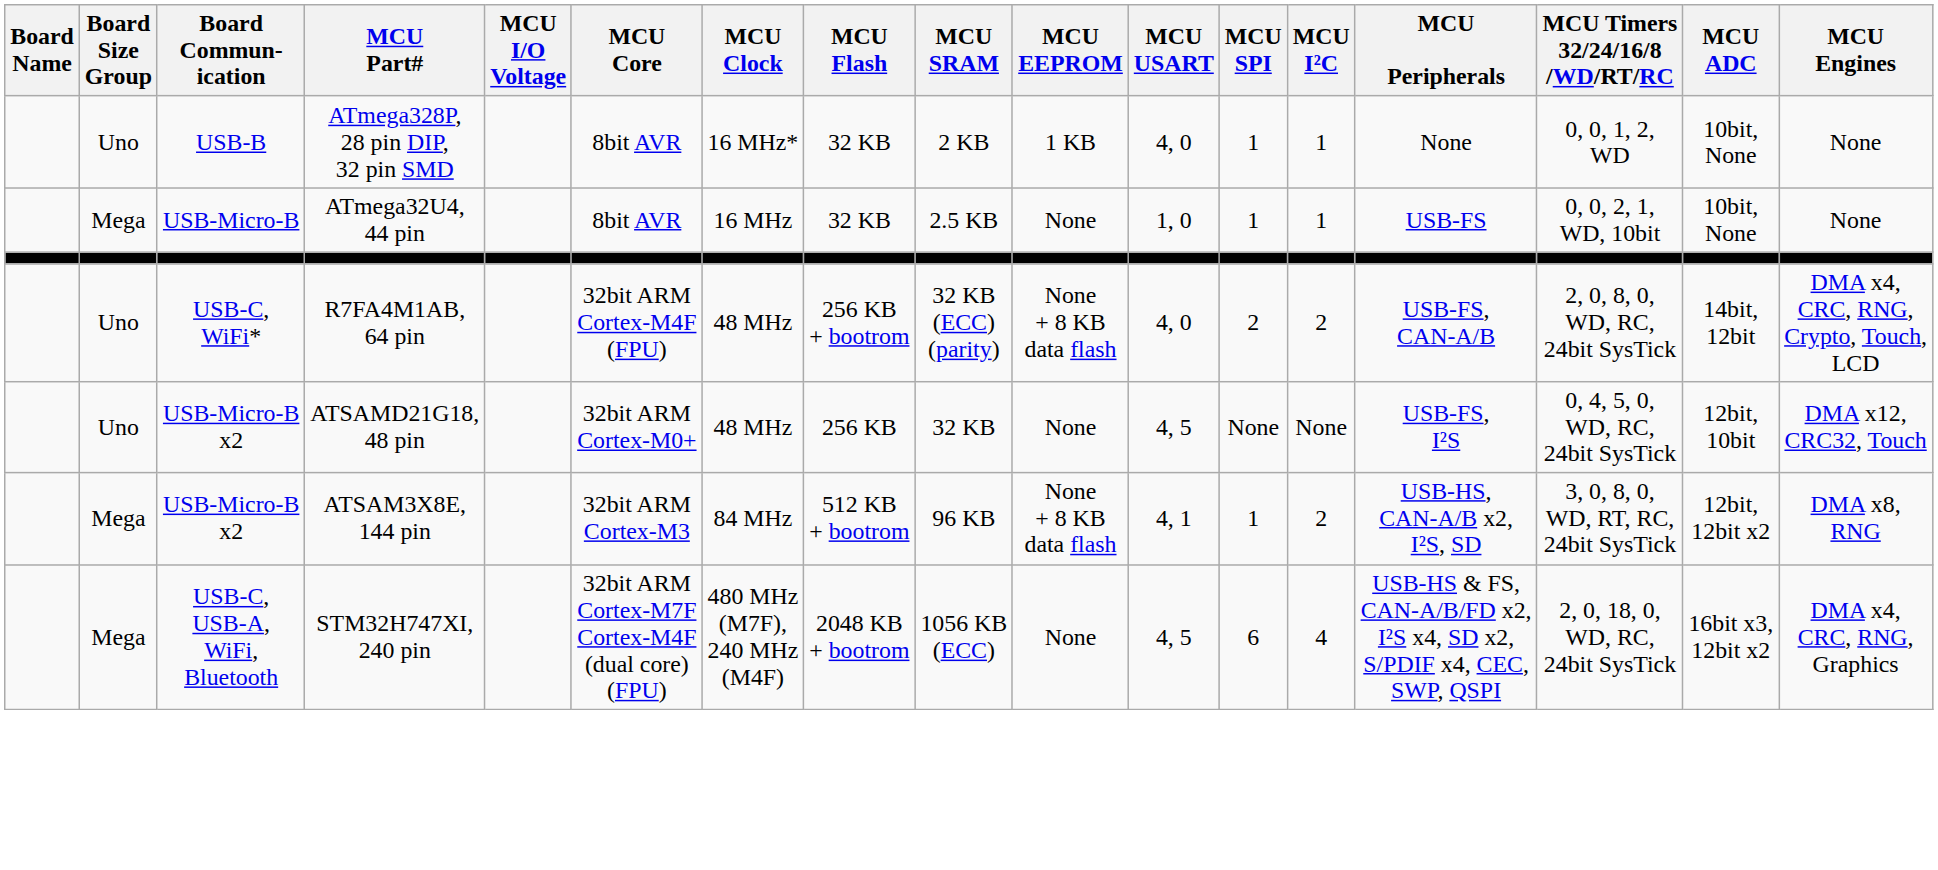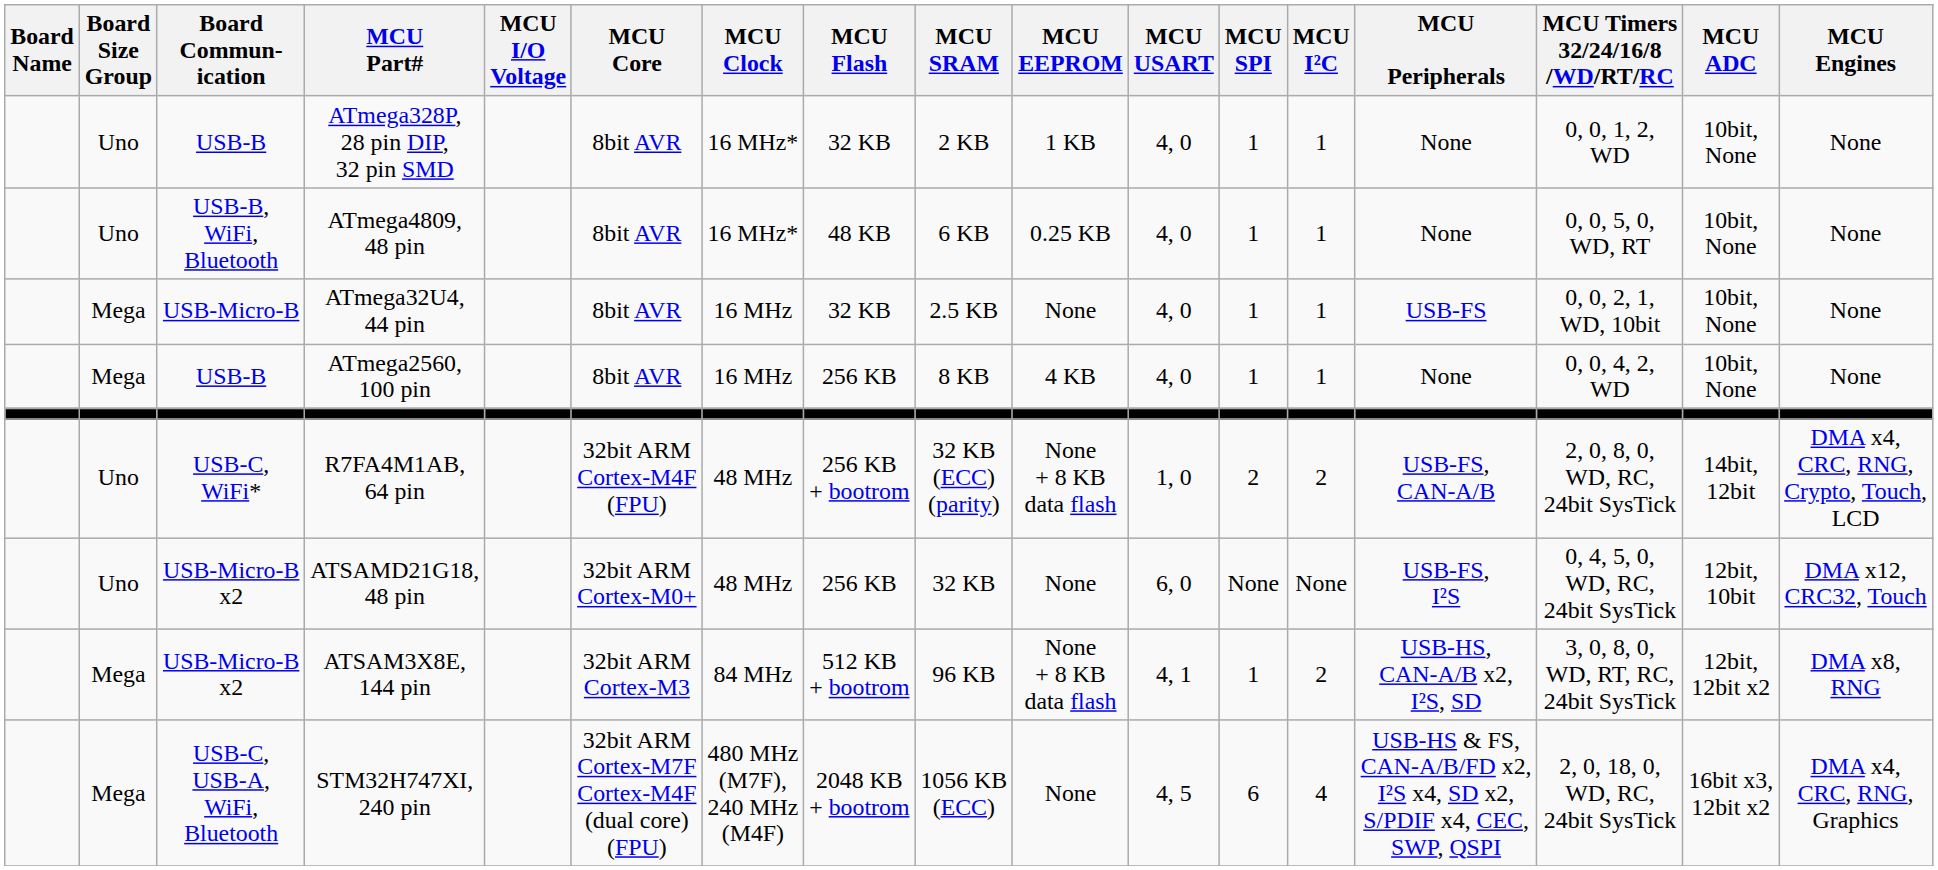+ row: (395, 233)
(1174, 219) 1, 0 -> (1174, 311) 4, 0
+ row: (395, 375)
(1174, 322) 4, 0 -> (1174, 478) 1, 0
(1174, 427) 4, 5 -> (1174, 583) 6, 0
